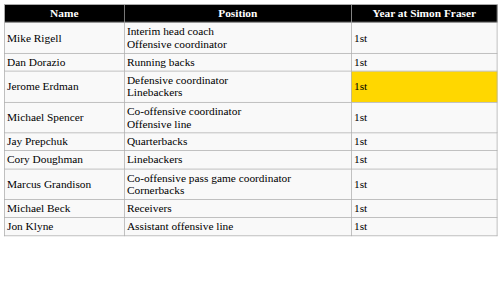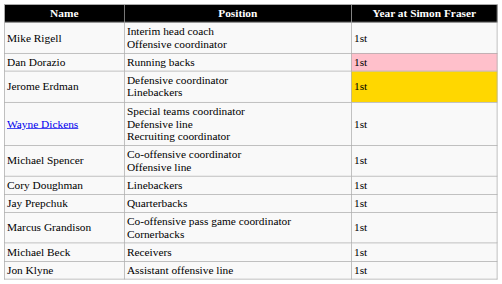(361, 62) no background -> (361, 62) pink background
+ row: (43, 123)
rows swapped: (37, 141) <-> (45, 159)
